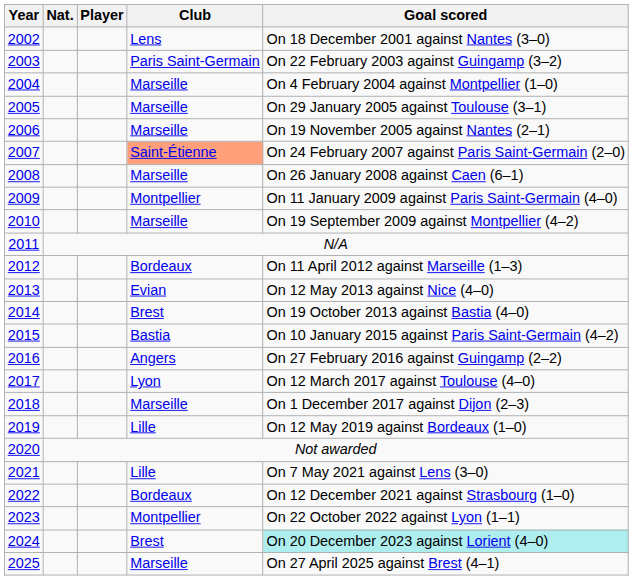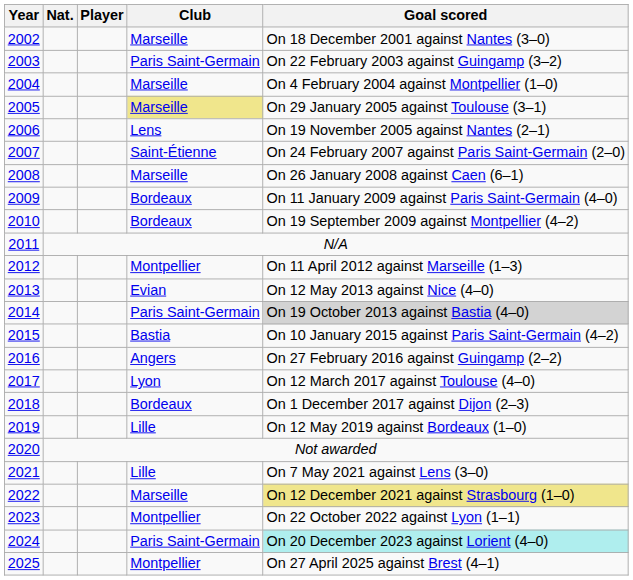(146, 38) Lens -> (159, 38) Marseille
(159, 107) no background -> (159, 107) khaki background
(159, 130) Marseille -> (146, 130) Lens
(173, 152) lightsalmon background -> (173, 152) no background
(165, 198) Montpellier -> (161, 198) Bordeaux
(159, 221) Marseille -> (161, 221) Bordeaux
(161, 267) Bordeaux -> (165, 267) Montpellier
(147, 312) Brest -> (195, 312) Paris Saint-Germain
(398, 312) no background -> (398, 312) lightgrey background
(159, 404) Marseille -> (161, 404) Bordeaux
(161, 495) Bordeaux -> (159, 495) Marseille
(421, 495) no background -> (421, 495) khaki background
(147, 541) Brest -> (195, 541) Paris Saint-Germain
(159, 564) Marseille -> (165, 564) Montpellier
